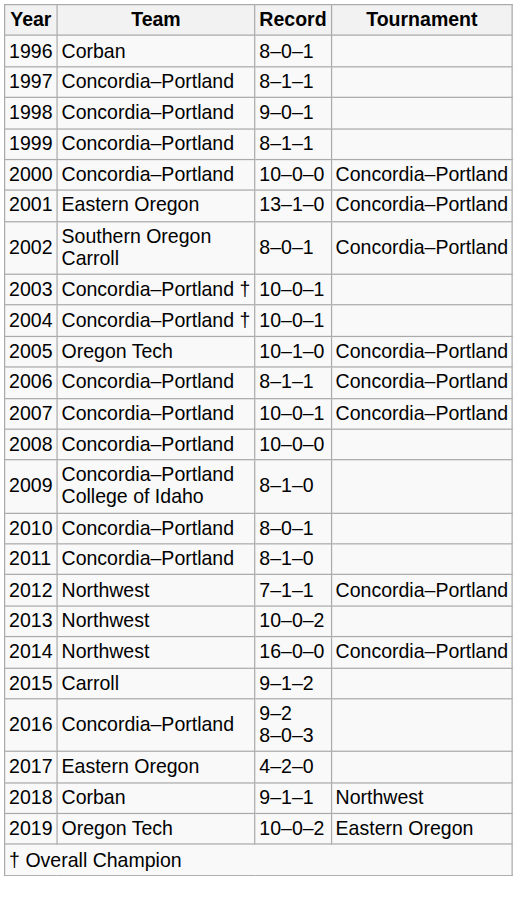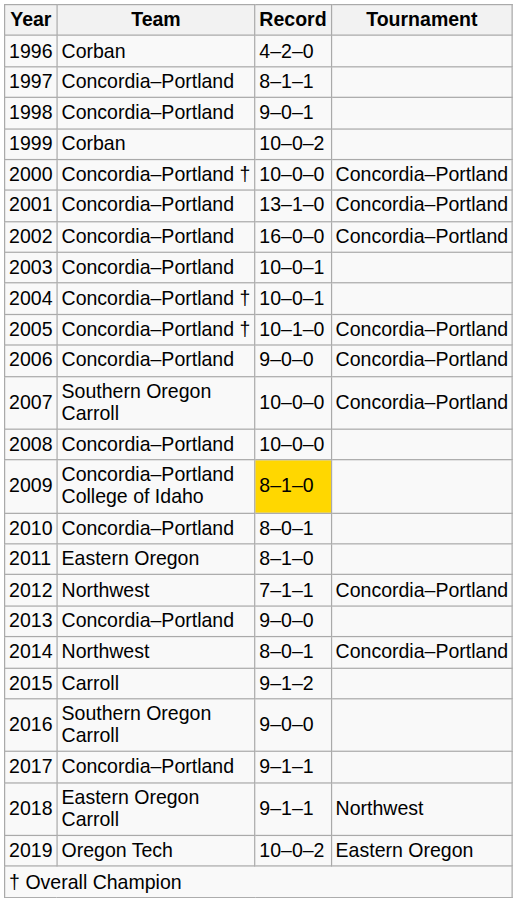(286, 50) 8–0–1 -> (286, 50) 4–2–0
(148, 143) Concordia–Portland -> (94, 143) Corban
(286, 143) 8–1–1 -> (292, 143) 10–0–2
(148, 174) Concordia–Portland -> (156, 174) Concordia–Portland †
(130, 205) Eastern Oregon -> (148, 205) Concordia–Portland
(136, 247) Southern Oregon Carroll -> (148, 236) Concordia–Portland
(286, 247) 8–0–1 -> (292, 236) 16–0–0
(156, 289) Concordia–Portland † -> (148, 267) Concordia–Portland
(117, 351) Oregon Tech -> (156, 329) Concordia–Portland †
(286, 382) 8–1–1 -> (286, 360) 9–0–0
(148, 413) Concordia–Portland -> (136, 402) Southern Oregon Carroll
(292, 413) 10–0–1 -> (292, 402) 10–0–0
(286, 486) no background -> (286, 486) gold background
(148, 559) Concordia–Portland -> (130, 559) Eastern Oregon
(105, 621) Northwest -> (148, 621) Concordia–Portland
(292, 621) 10–0–2 -> (286, 621) 9–0–0
(292, 652) 16–0–0 -> (286, 652) 8–0–1
(148, 724) Concordia–Portland -> (136, 724) Southern Oregon Carroll
(286, 724) 9–2 8–0–3 -> (286, 724) 9–0–0
(130, 766) Eastern Oregon -> (148, 766) Concordia–Portland
(286, 766) 4–2–0 -> (286, 766) 9–1–1
(94, 797) Corban -> (130, 808) Eastern Oregon Carroll
